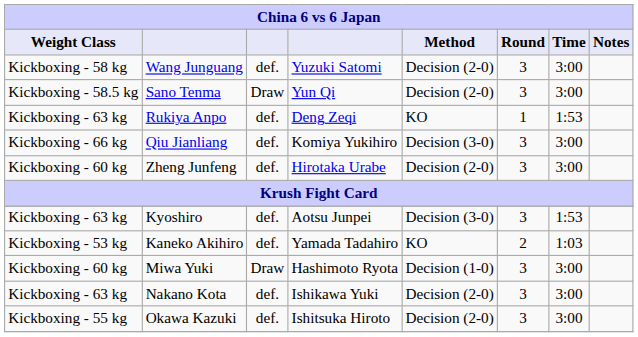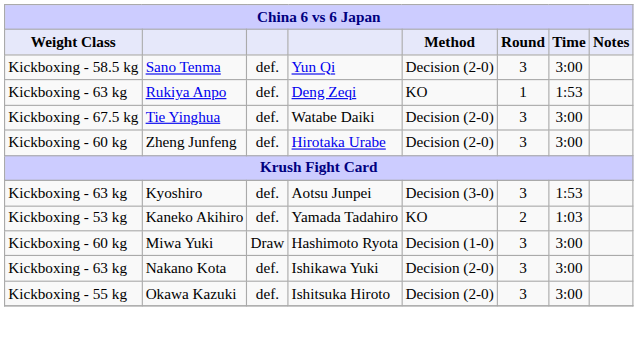- row: (194, 66)
(267, 92) Draw -> (267, 66) def.
+ row: (183, 117)
- row: (186, 142)
